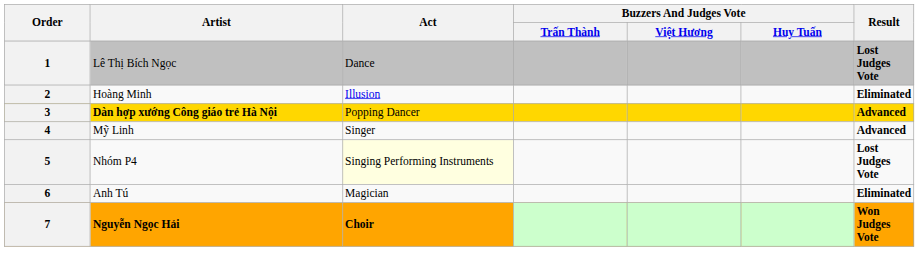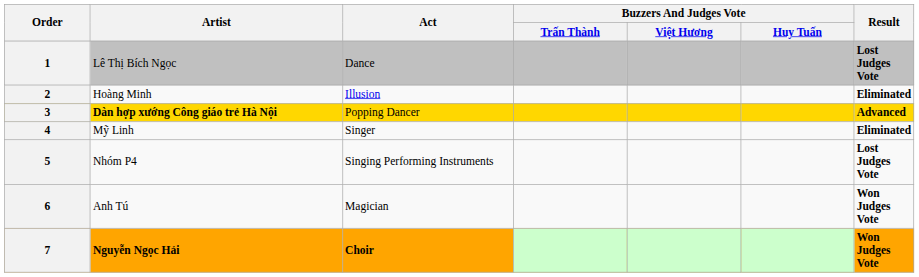(881, 130) Advanced -> (884, 130) Eliminated
(419, 162) lightyellow background -> (419, 162) no background
(884, 193) Eliminated -> (874, 206) Won Judges Vote
